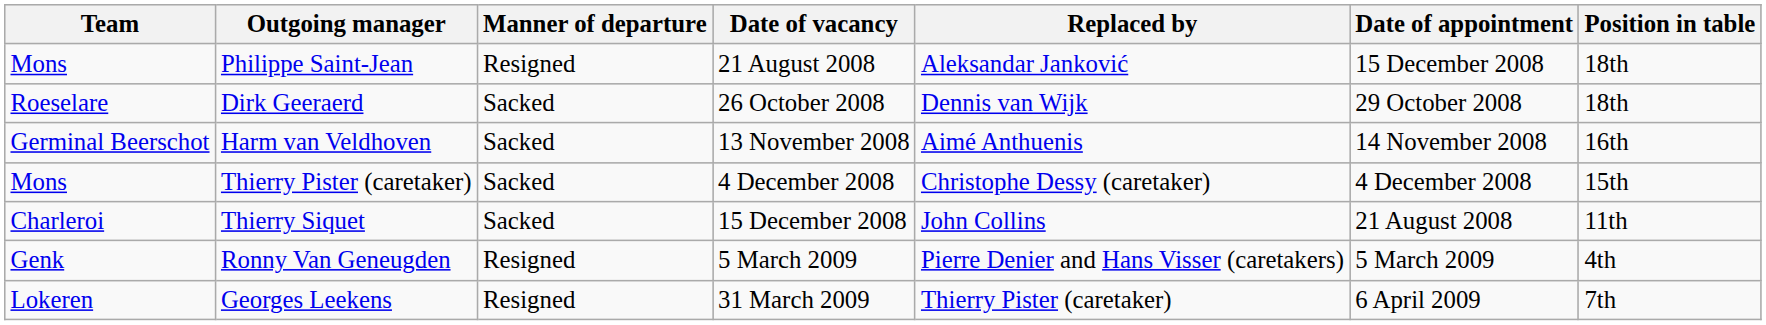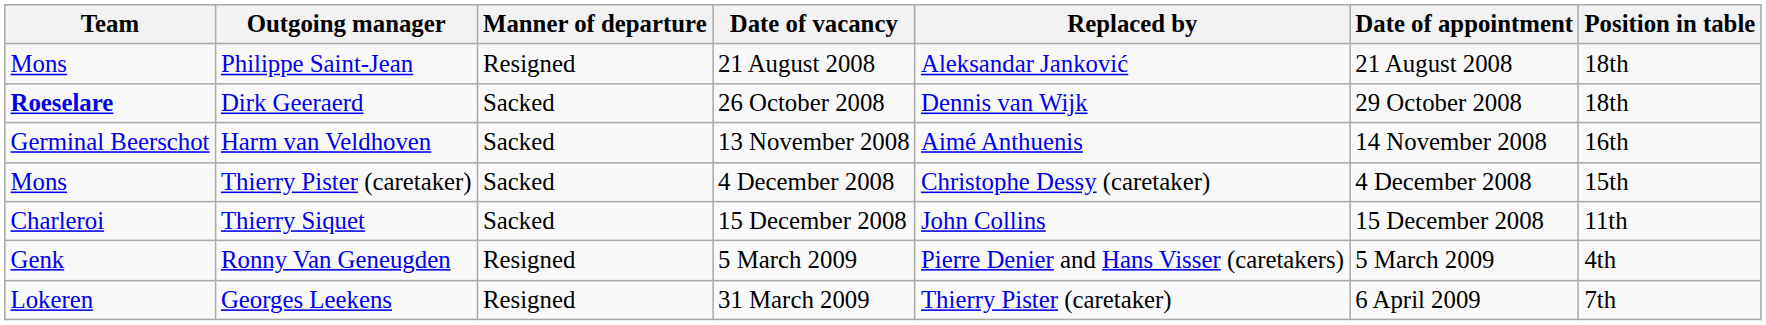(1450, 63) 15 December 2008 -> (1434, 63) 21 August 2008
(59, 102) normal -> (62, 102) bold
(1434, 220) 21 August 2008 -> (1450, 220) 15 December 2008
